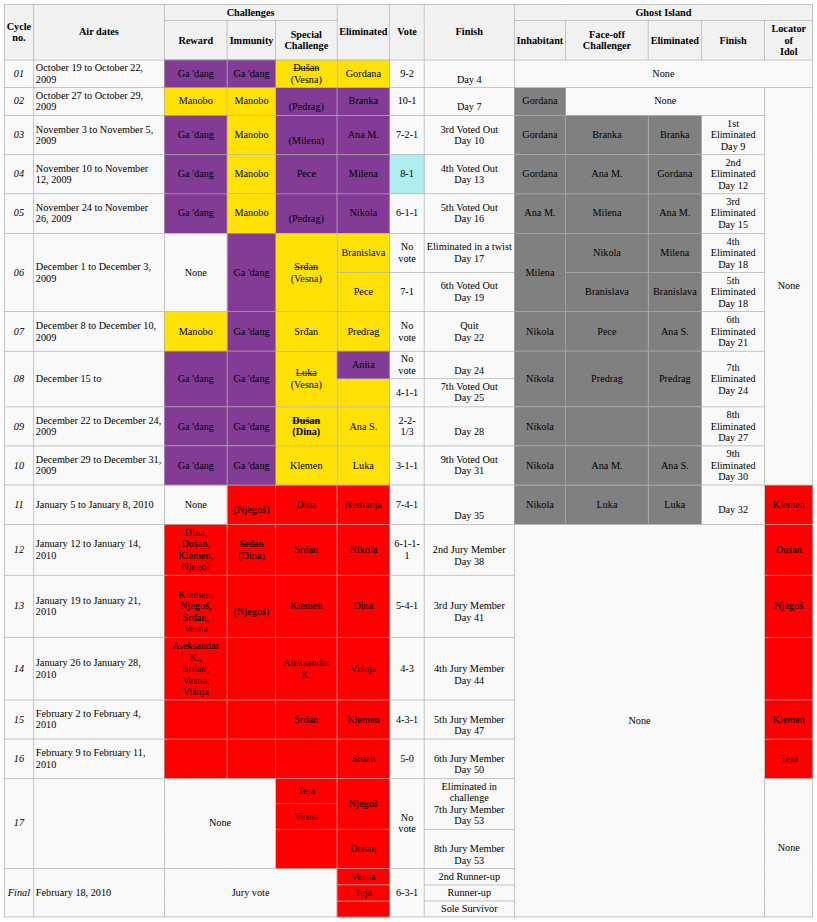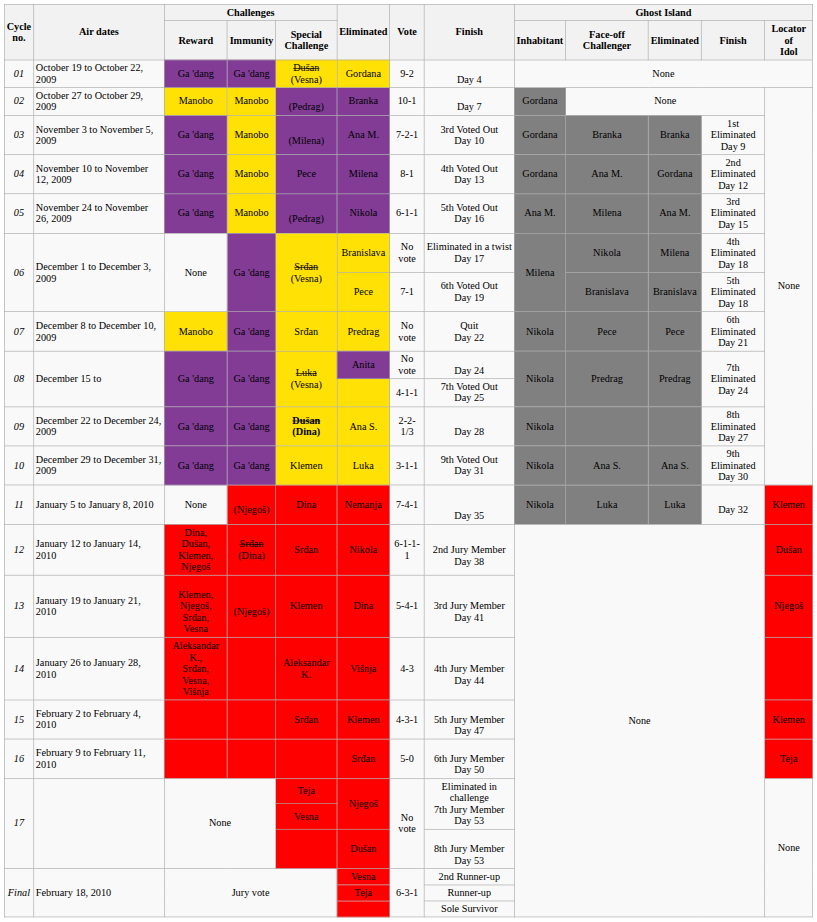(407, 174) paleturquoise background -> (407, 174) no background
(675, 331) Ana S. -> (675, 331) Pece
(607, 465) Ana M. -> (607, 465) Ana S.
